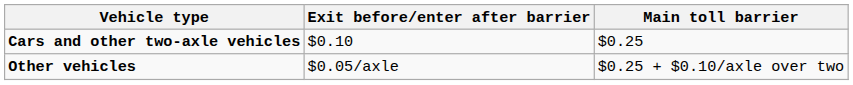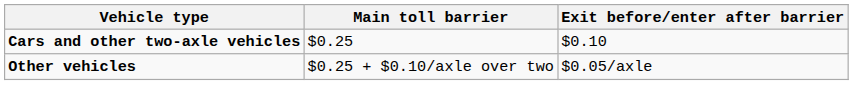columns swapped: (721, 17) <-> (449, 17)
